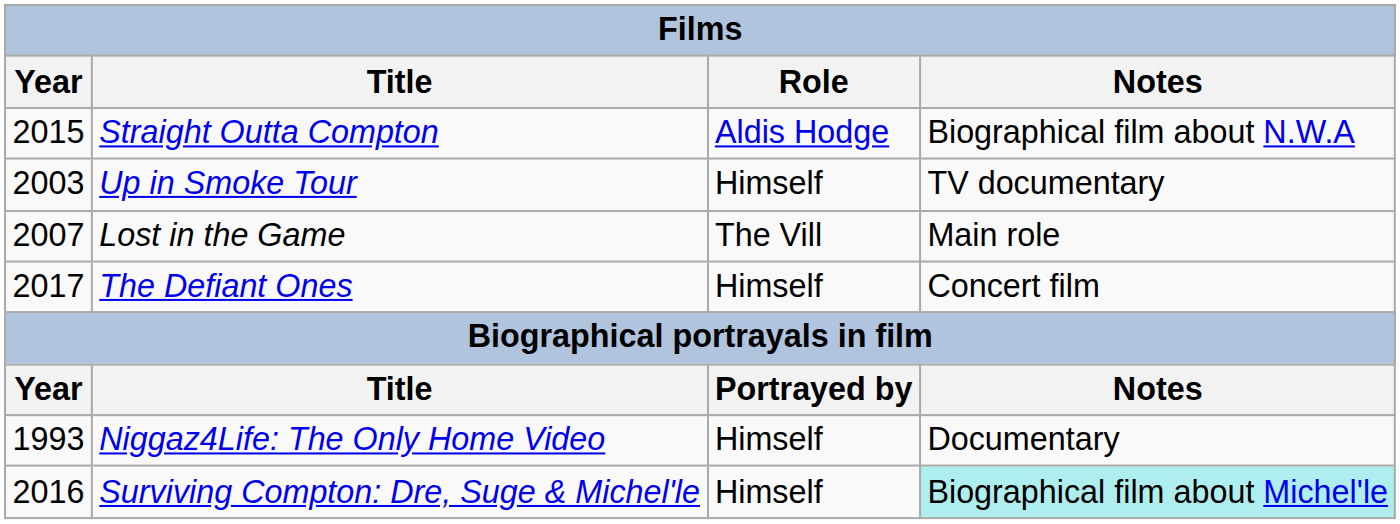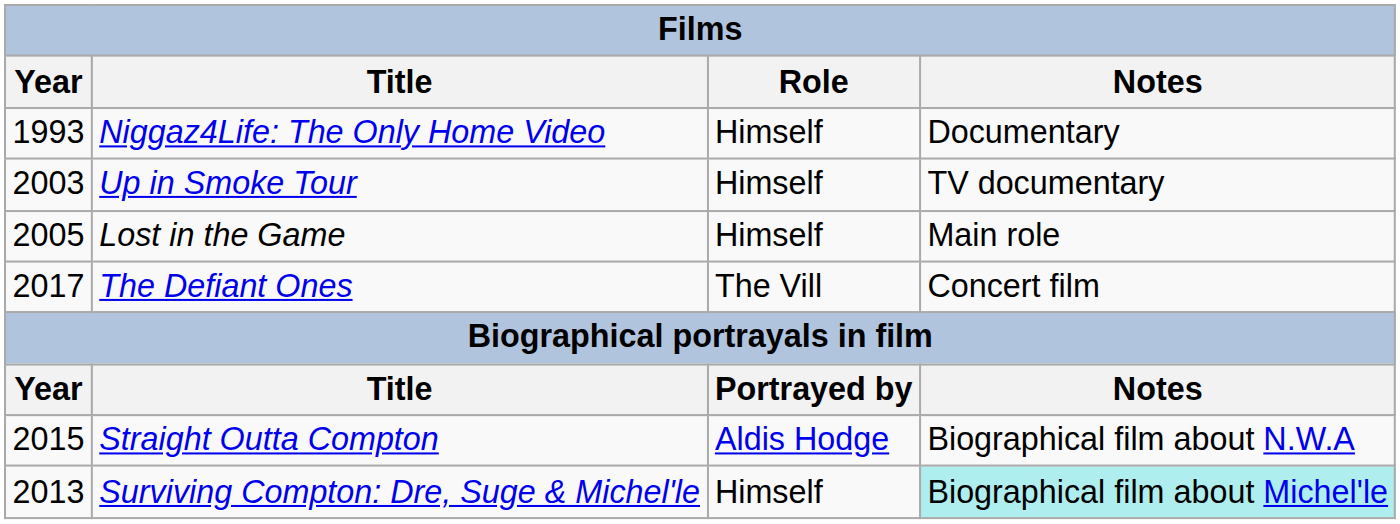rows swapped: (352, 440) <-> (269, 132)
(48, 235) 2007 -> (48, 235) 2005
(769, 235) The Vill -> (769, 235) Himself
(769, 286) Himself -> (769, 286) The Vill
(48, 491) 2016 -> (48, 491) 2013
